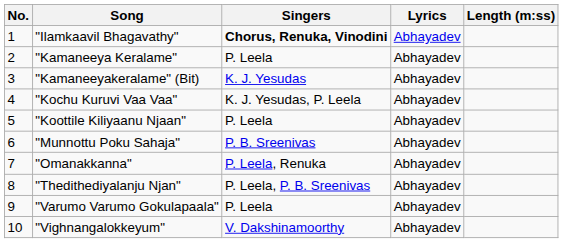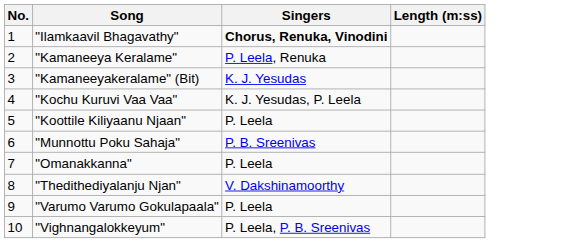- column: (427, 15)
(249, 58) P. Leela -> (276, 58) P. Leela, Renuka
(276, 163) P. Leela, Renuka -> (249, 163) P. Leela
(298, 185) P. Leela, P. B. Sreenivas -> (285, 185) V. Dakshinamoorthy
(285, 227) V. Dakshinamoorthy -> (298, 227) P. Leela, P. B. Sreenivas
